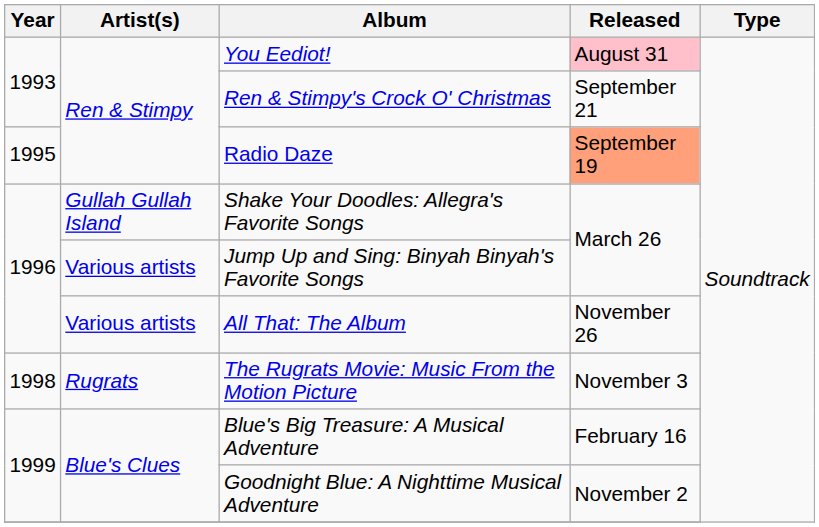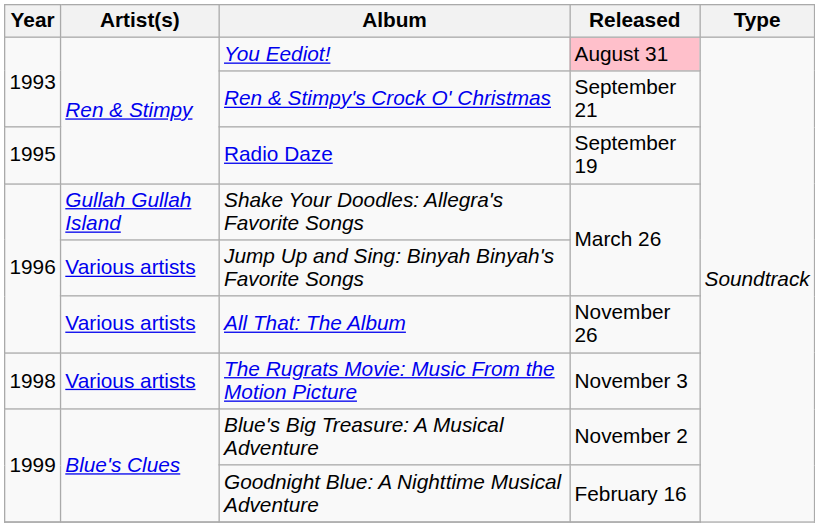(625, 155) lightsalmon background -> (625, 155) no background
(102, 380) Rugrats -> (130, 380) Various artists
(631, 436) February 16 -> (631, 436) November 2
(631, 493) November 2 -> (631, 493) February 16
